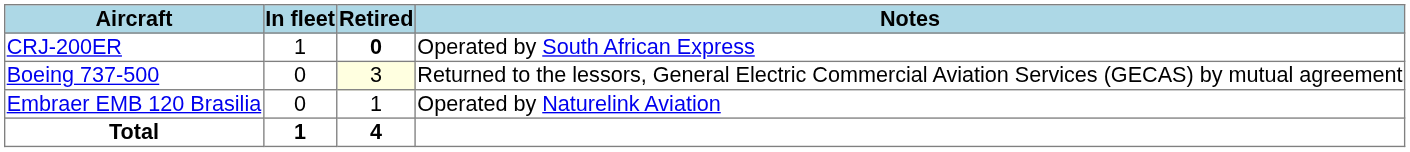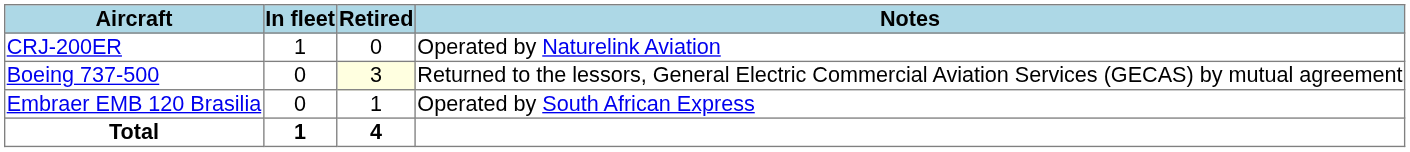(376, 47) bold -> (376, 47) normal
(586, 47) Operated by South African Express -> (569, 47) Operated by Naturelink Aviation
(569, 103) Operated by Naturelink Aviation -> (586, 103) Operated by South African Express
